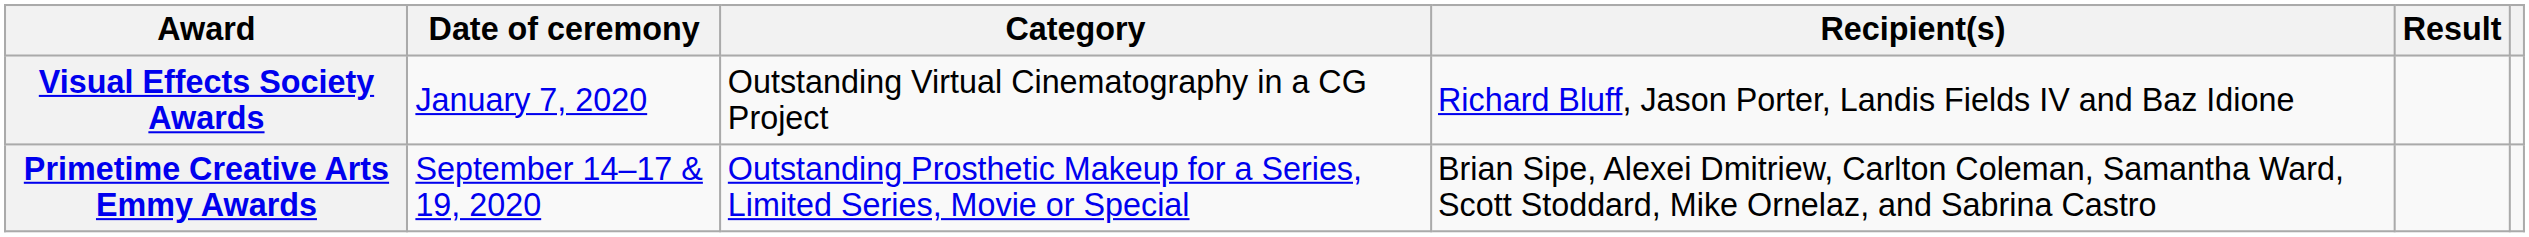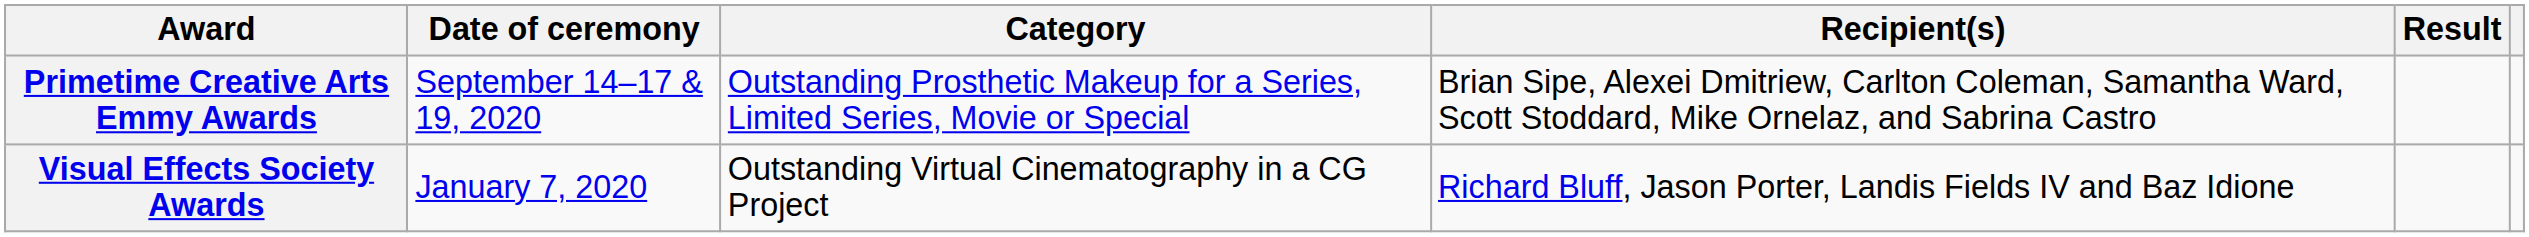rows swapped: (206, 99) <-> (206, 187)
